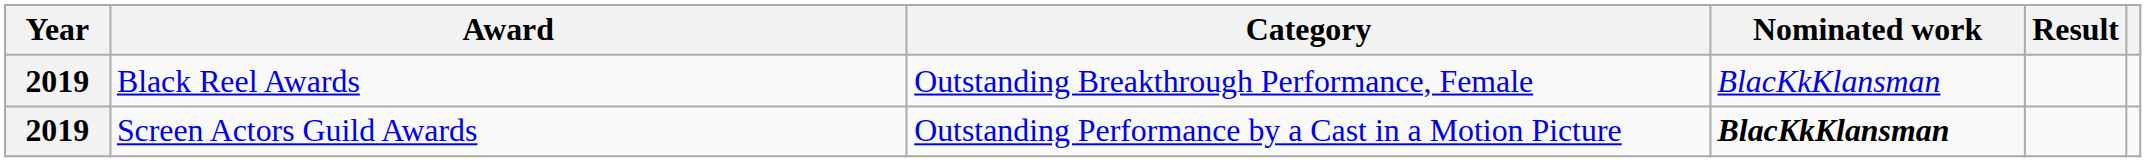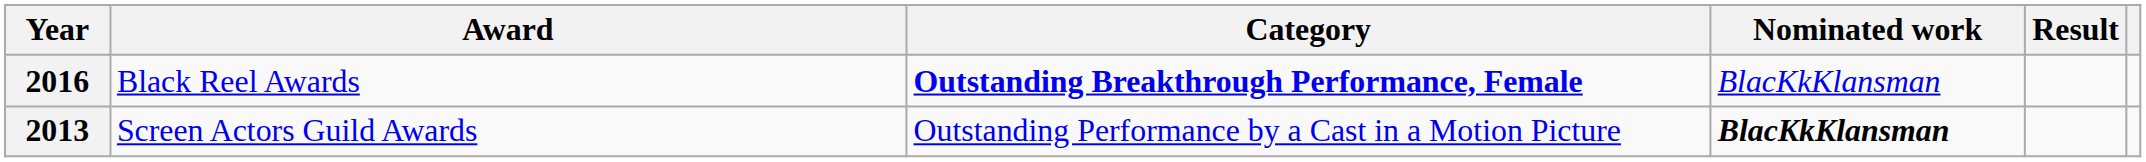(57, 80) 2019 -> (57, 80) 2016
(1224, 80) normal -> (1248, 80) bold
(57, 130) 2019 -> (57, 130) 2013
